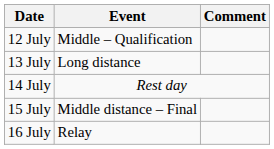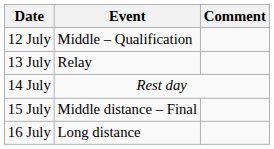(99, 62) Long distance -> (75, 62) Relay
(75, 132) Relay -> (99, 132) Long distance
